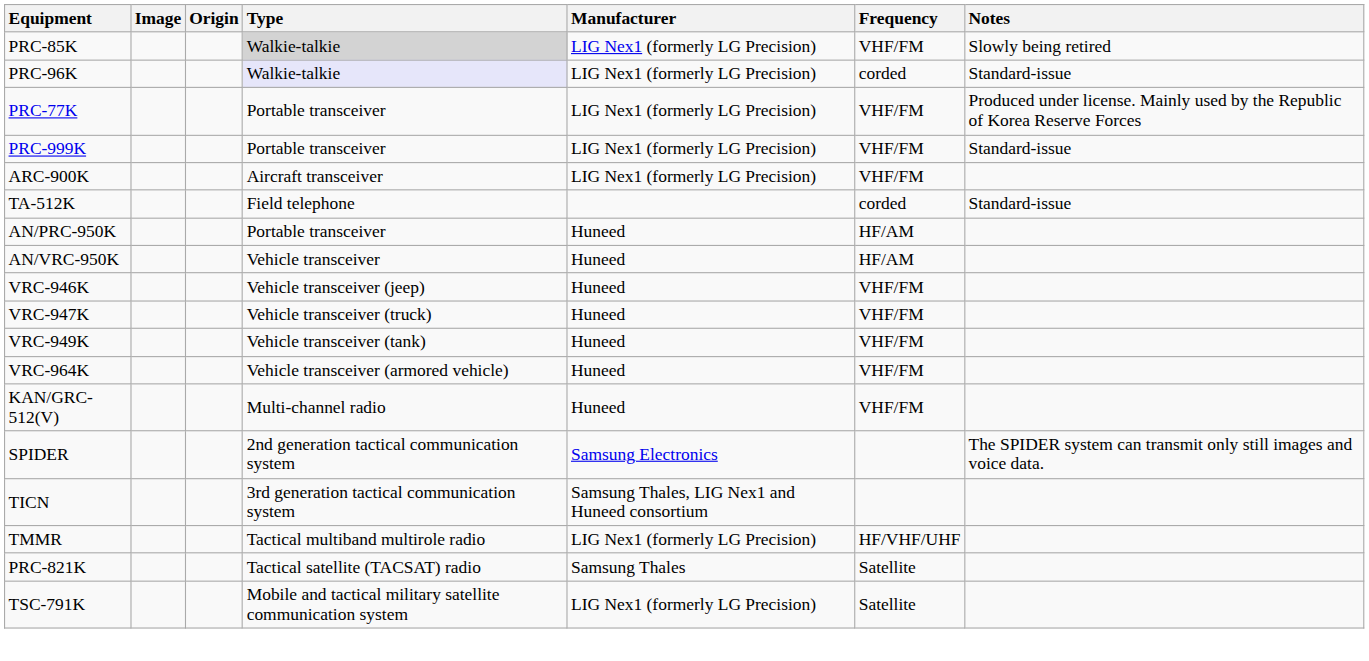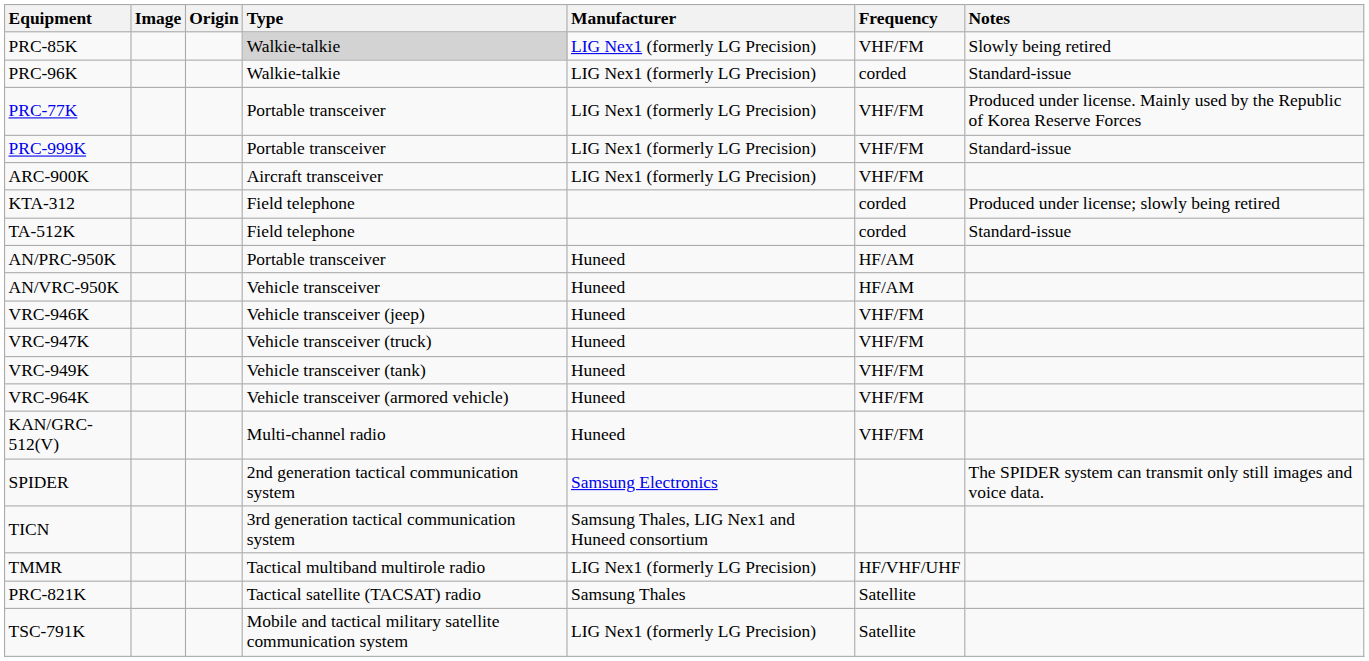(293, 73) lavender background -> (293, 73) no background
+ row: (42, 203)
